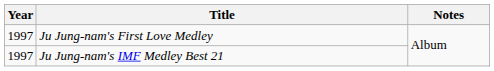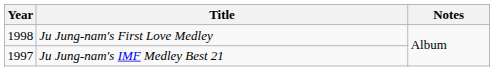(20, 35) 1997 -> (20, 35) 1998
